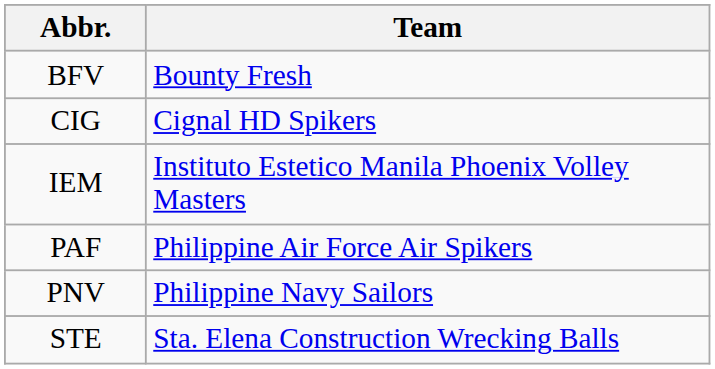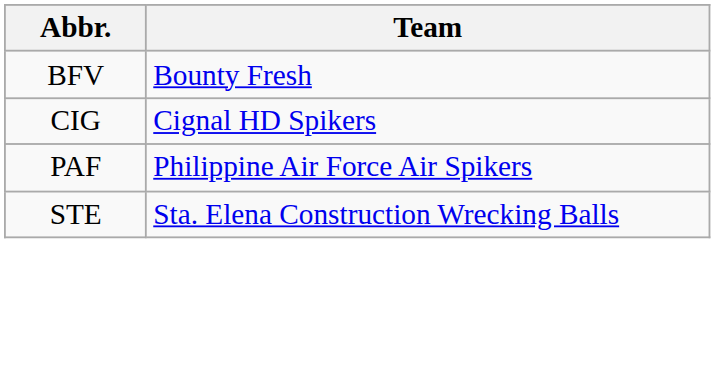- row: (76, 183)
- row: (76, 292)
